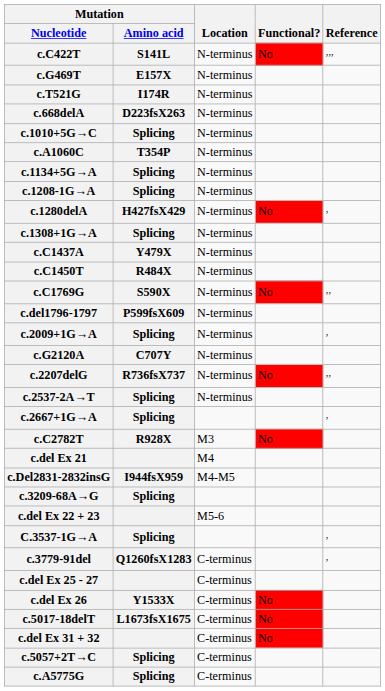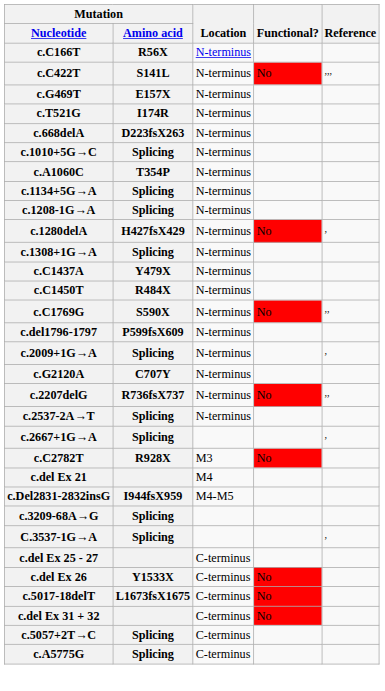+ row: (59, 52)
- row: (59, 516)
- row: (59, 559)
